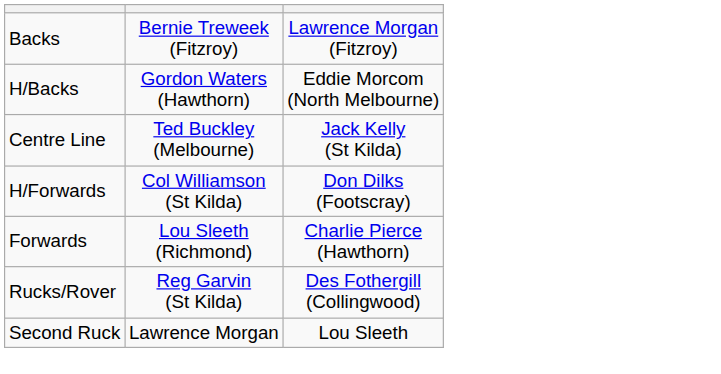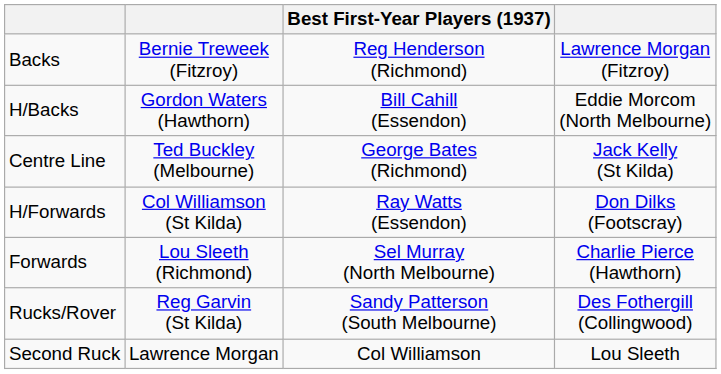+ column: (419, 19)
